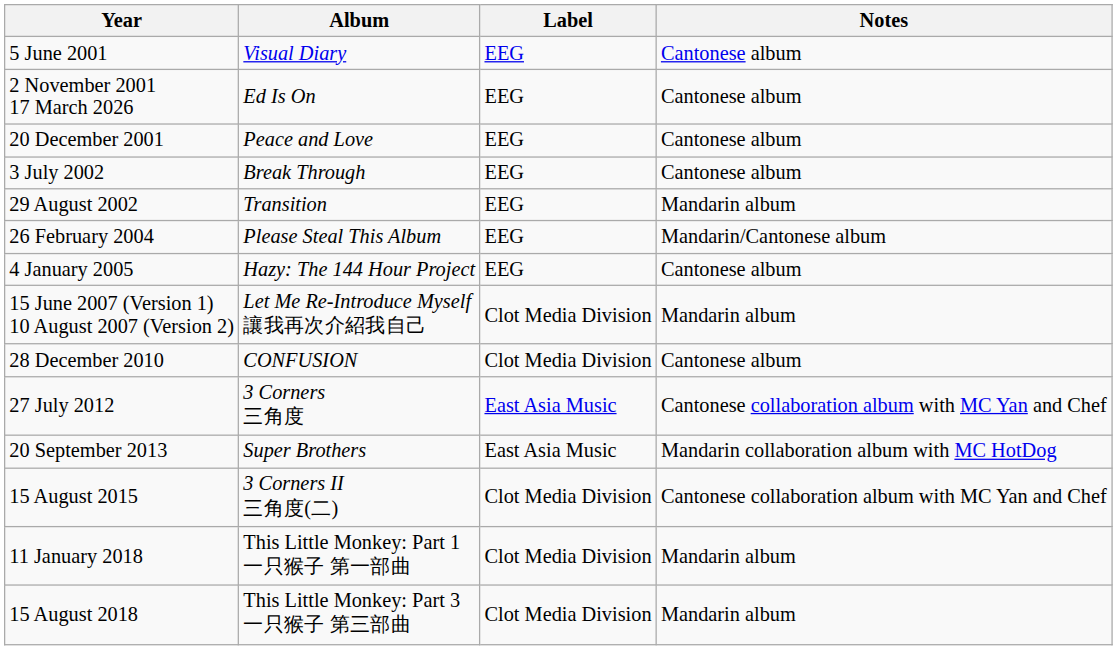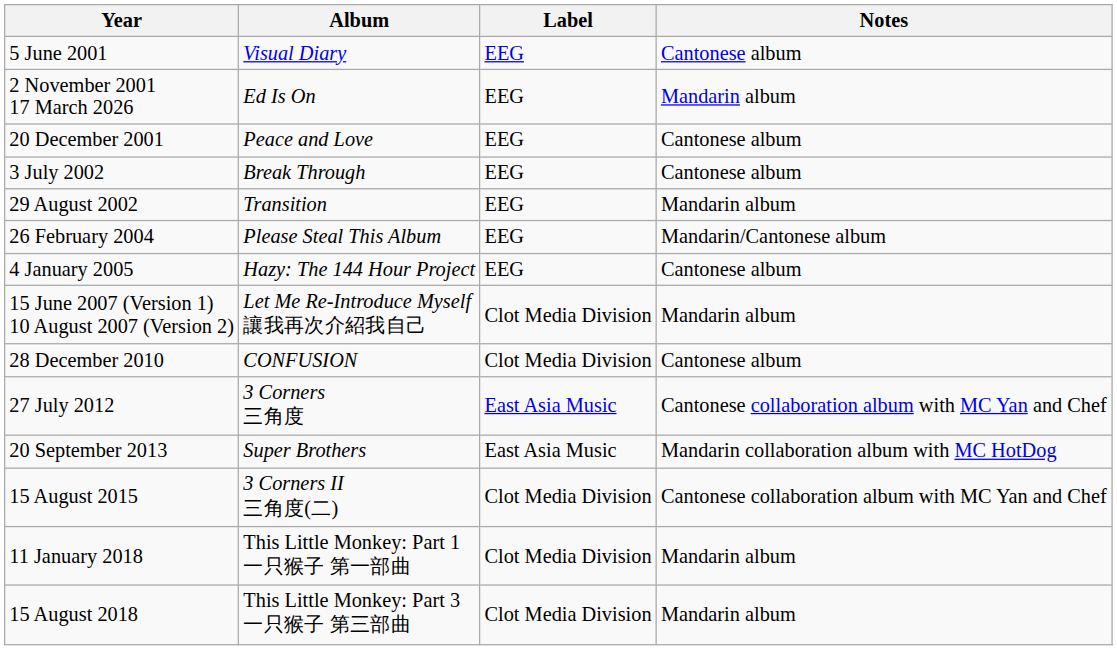(731, 96) Cantonese album -> (728, 96) Mandarin album
